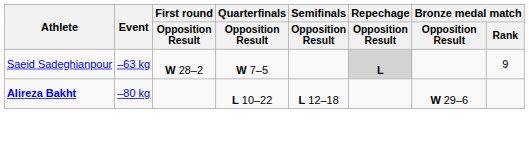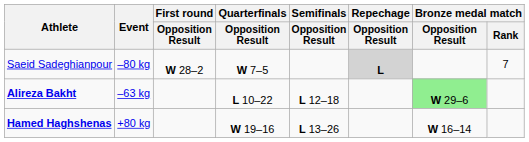(134, 65) –63 kg -> (134, 65) –80 kg
(505, 65) 9 -> (506, 65) 7
(134, 94) –80 kg -> (134, 94) –63 kg
(449, 100) no background -> (450, 100) lightgreen background
+ row: (59, 123)
